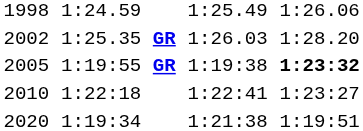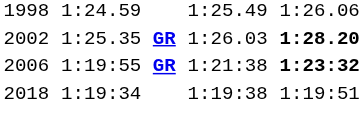(320, 38) normal -> (320, 38) bold
(26, 66) 2005 -> (26, 66) 2006
(228, 66) 1:19:38 -> (228, 66) 1:21:38
- row: (101, 94)
(26, 122) 2020 -> (26, 94) 2018
(228, 122) 1:21:38 -> (228, 94) 1:19:38
